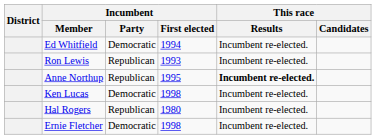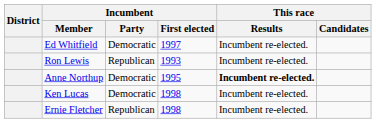(171, 45) 1994 -> (171, 45) 1997
(131, 77) Republican -> (132, 77) Democratic
- row: (68, 110)
(132, 126) Democratic -> (131, 110) Republican
